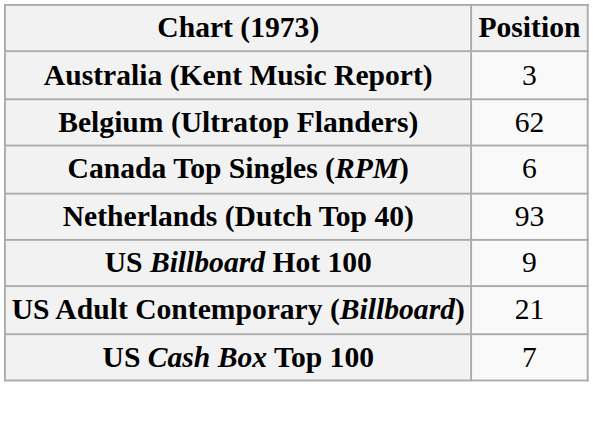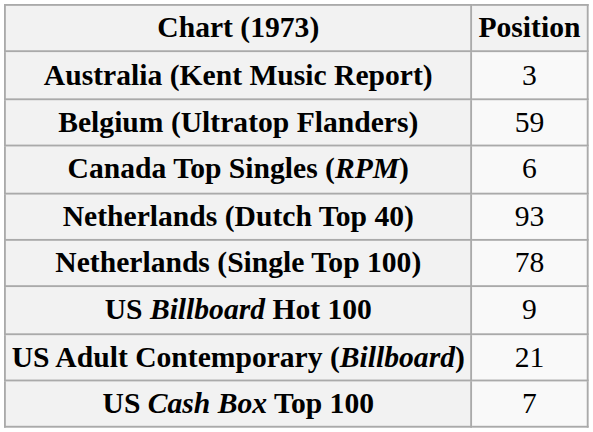(529, 121) 62 -> (529, 121) 59
+ row: (238, 262)
